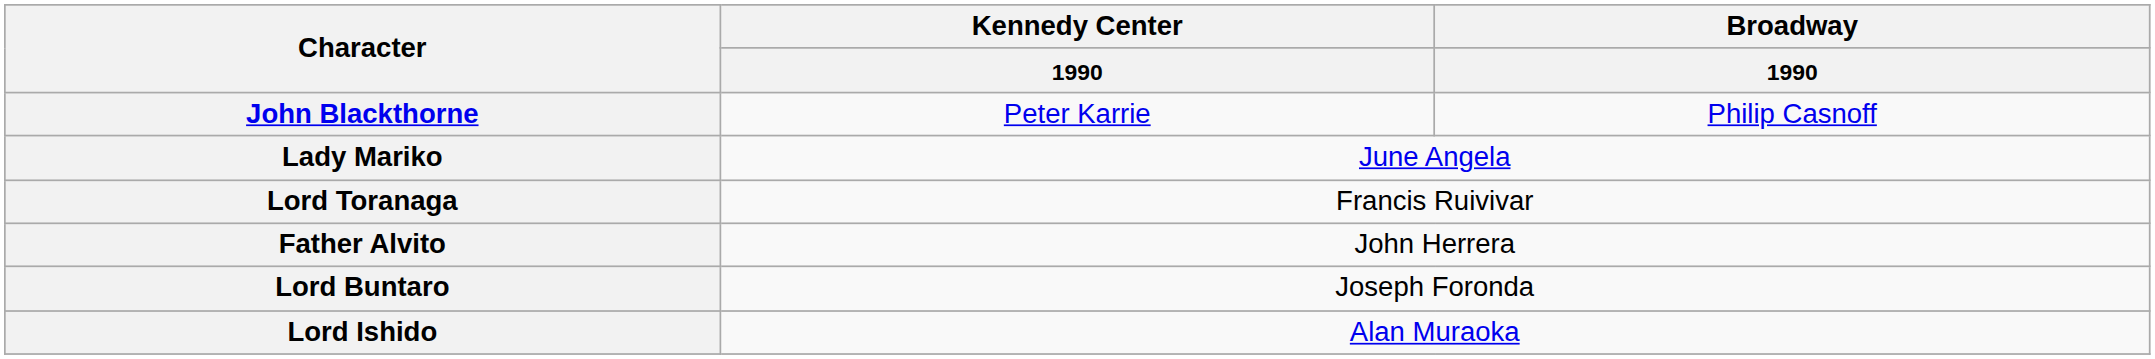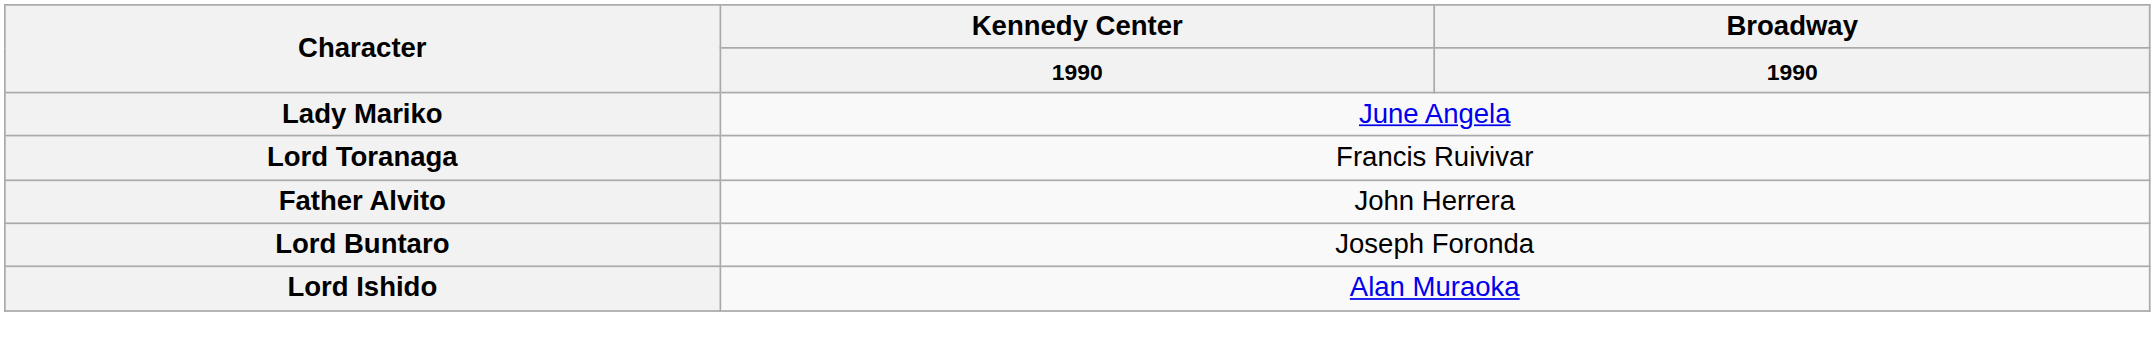- row: (362, 113)
